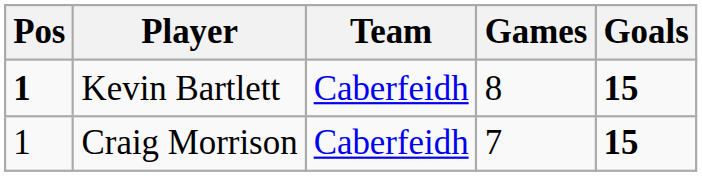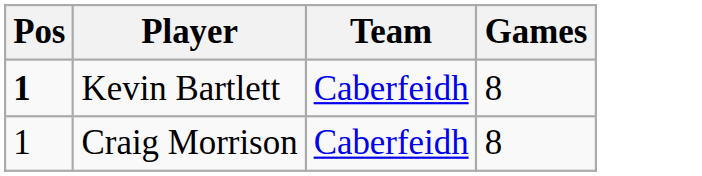- column: (646, 32)
(493, 142) 7 -> (493, 142) 8
